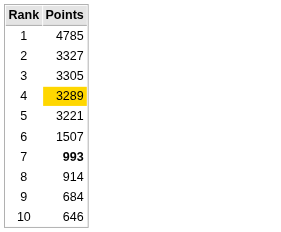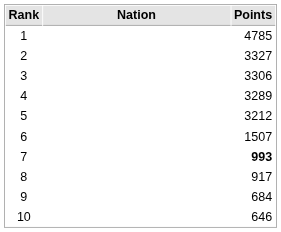+ column: (137, 15)
(70, 76) 3305 -> (258, 76) 3306
(70, 96) gold background -> (258, 96) no background
(70, 116) 3221 -> (258, 116) 3212
(73, 176) 914 -> (262, 176) 917
